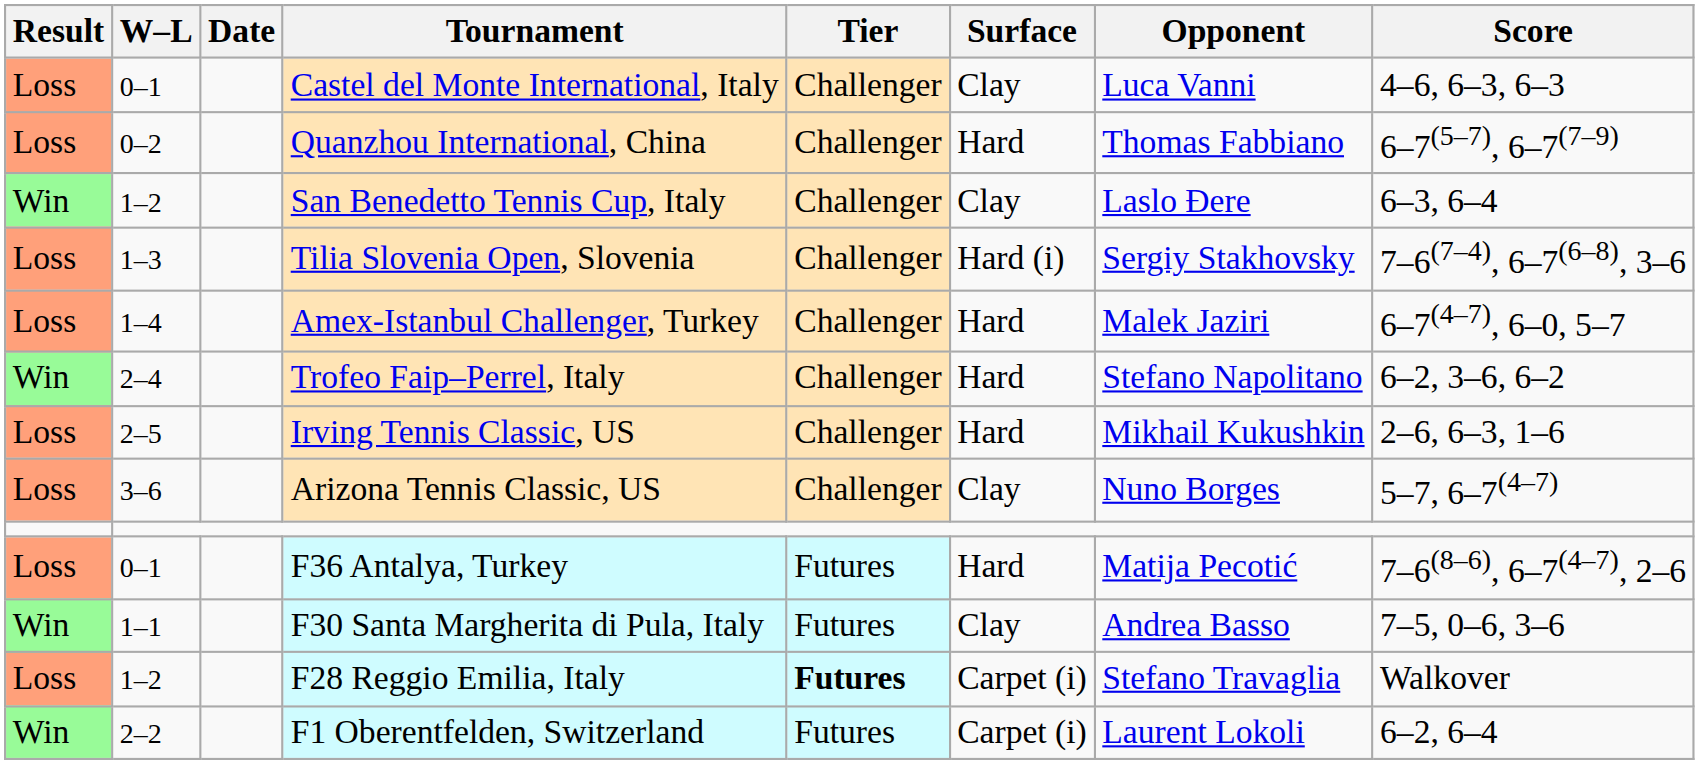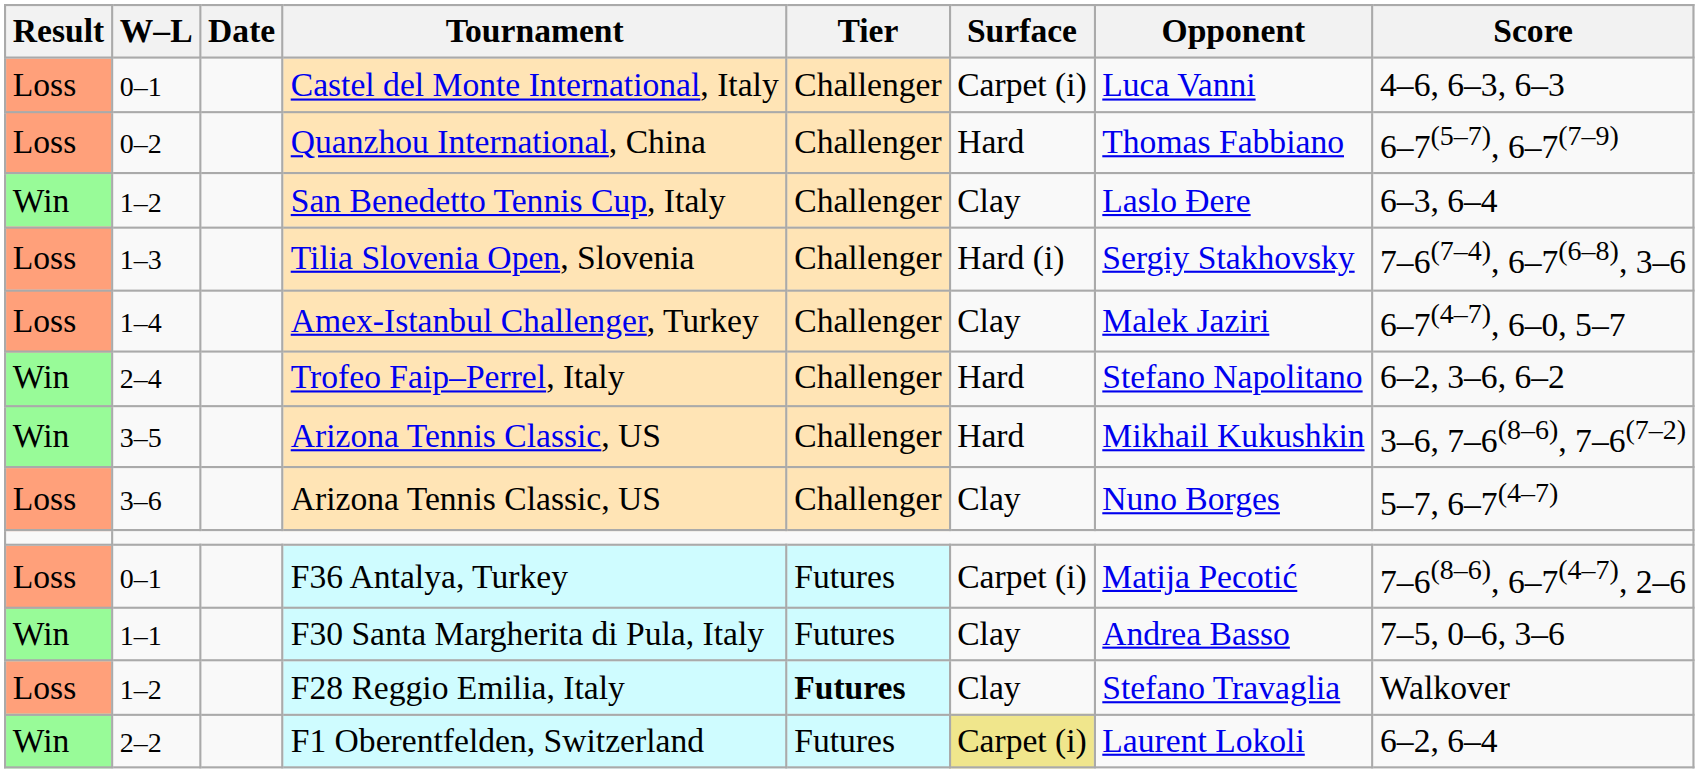(989, 84) Clay -> (1022, 84) Carpet (i)
(991, 320) Hard -> (989, 320) Clay
- row: (141, 433)
+ row: (141, 438)
(991, 567) Hard -> (1022, 576) Carpet (i)
(1022, 678) Carpet (i) -> (989, 687) Clay
(1022, 731) no background -> (1022, 740) khaki background
